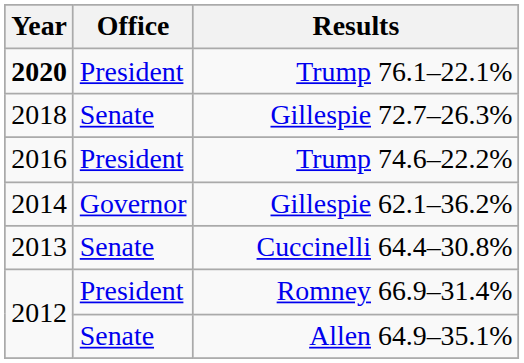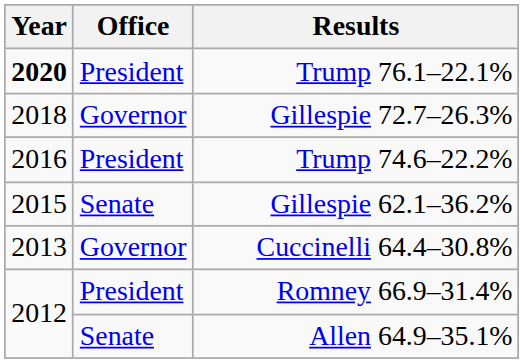(117, 114) Senate -> (133, 114) Governor
(39, 203) 2014 -> (39, 203) 2015
(133, 203) Governor -> (117, 203) Senate
(117, 247) Senate -> (133, 247) Governor
